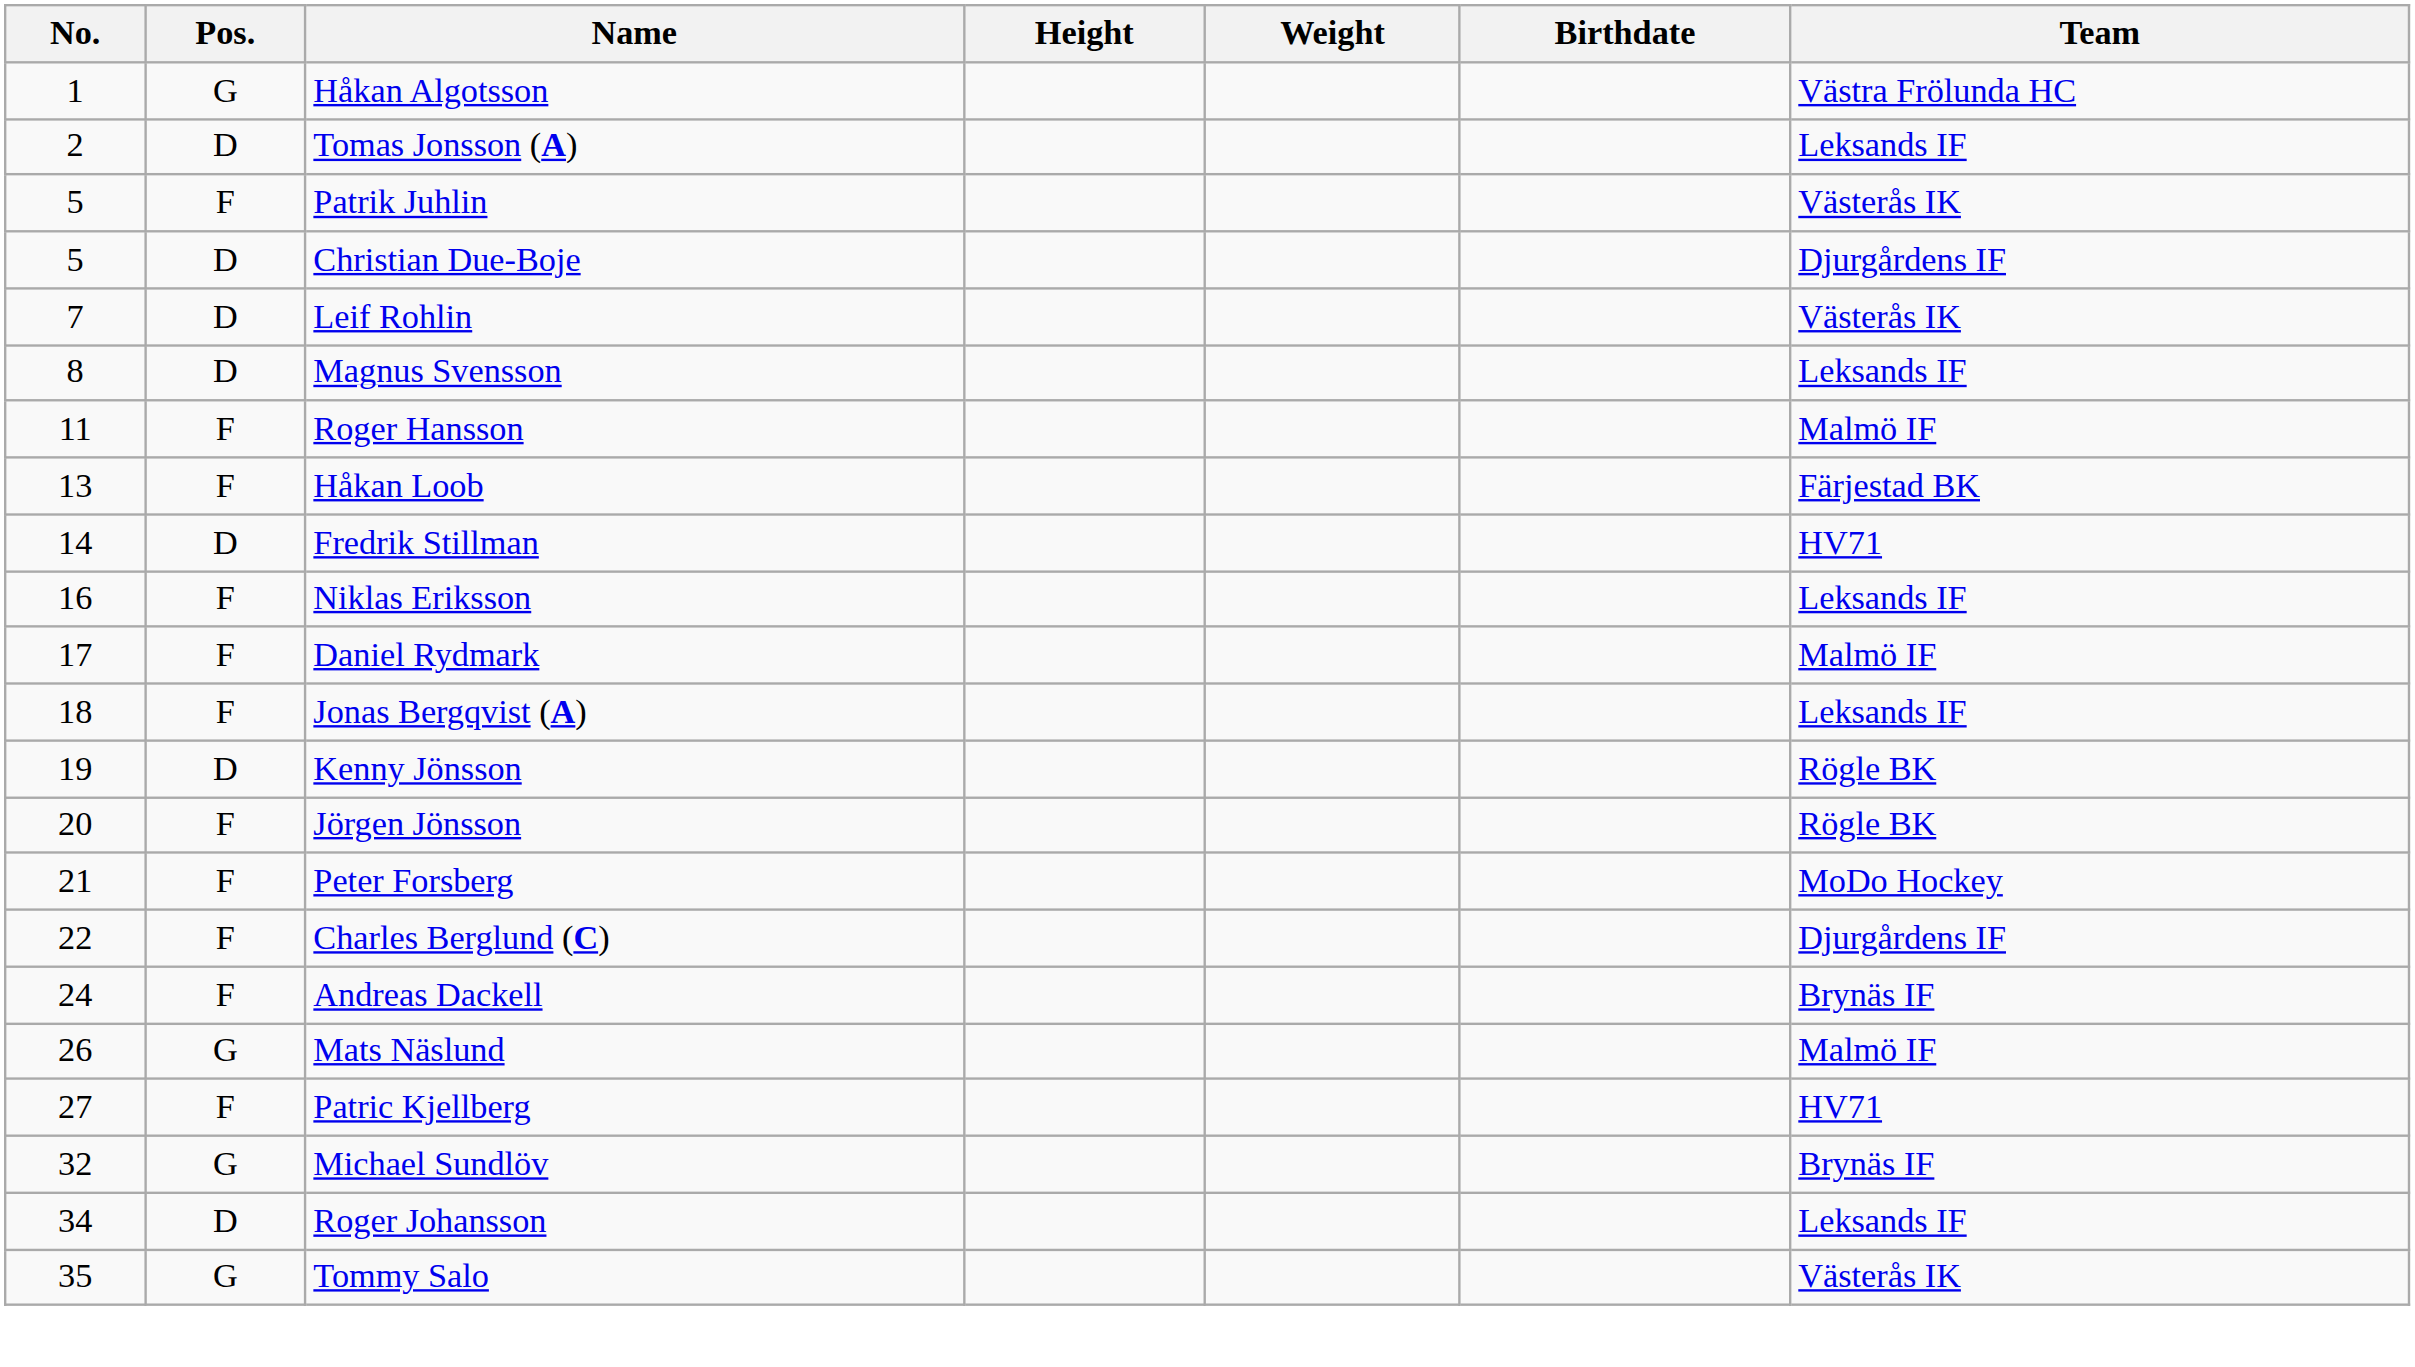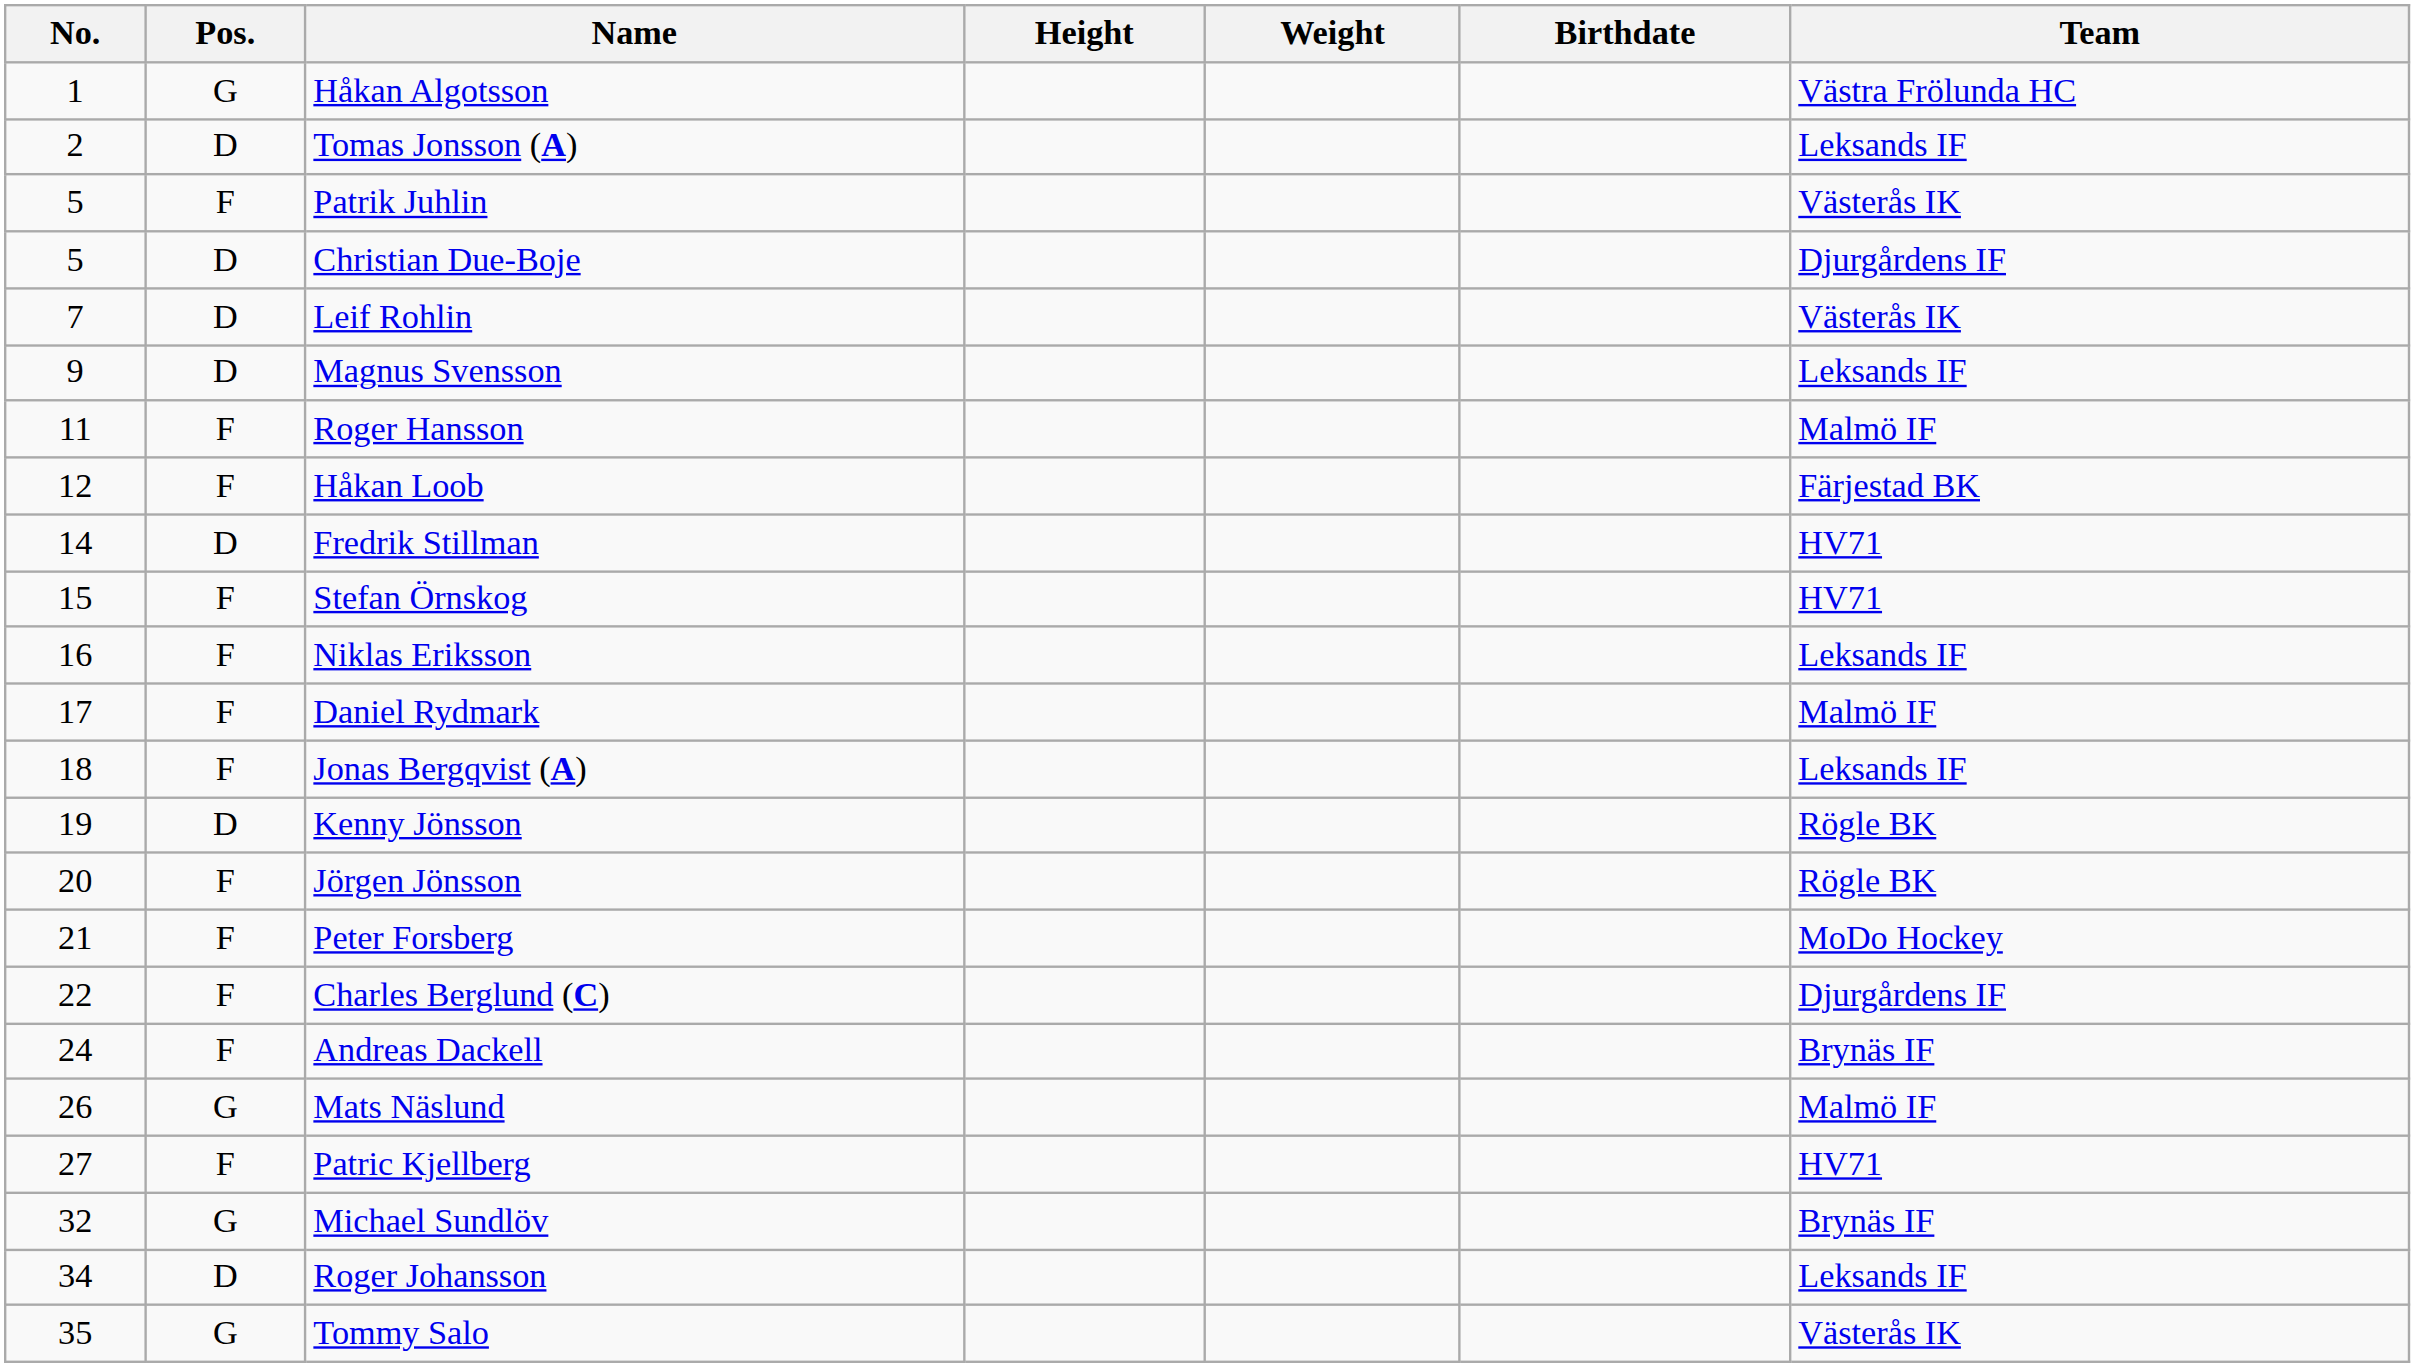(75, 372) 8 -> (75, 372) 9
(75, 485) 13 -> (75, 485) 12
+ row: (420, 598)
